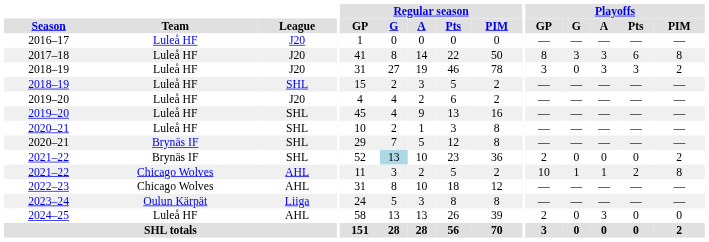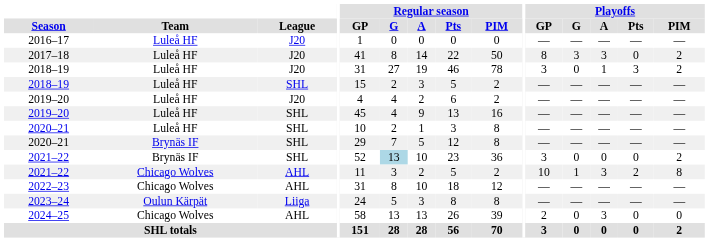(636, 55) 6 -> (636, 55) 0
(679, 55) 8 -> (679, 55) 2
(604, 69) 3 -> (604, 69) 1
(544, 157) 2 -> (544, 157) 3
(604, 172) 1 -> (604, 172) 3
(175, 215) Luleå HF -> (175, 215) Chicago Wolves
